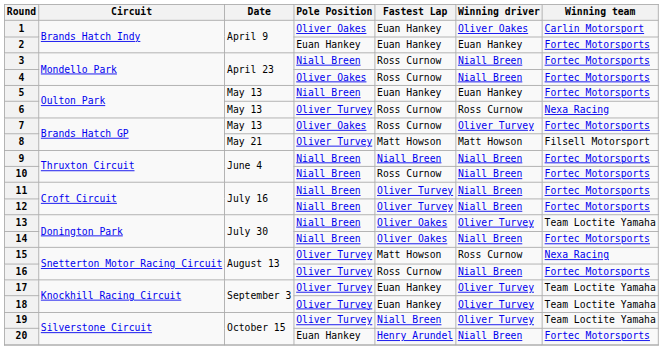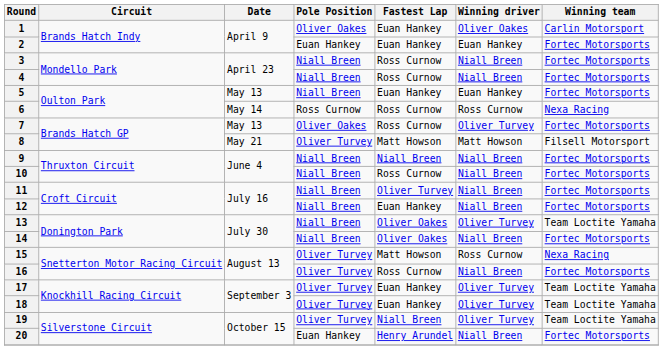(331, 77) Oliver Oakes -> (328, 77) Niall Breen
(245, 110) May 13 -> (245, 110) May 14
(334, 110) Oliver Turvey -> (328, 110) Ross Curnow
(415, 207) Oliver Turvey -> (409, 207) Euan Hankey
